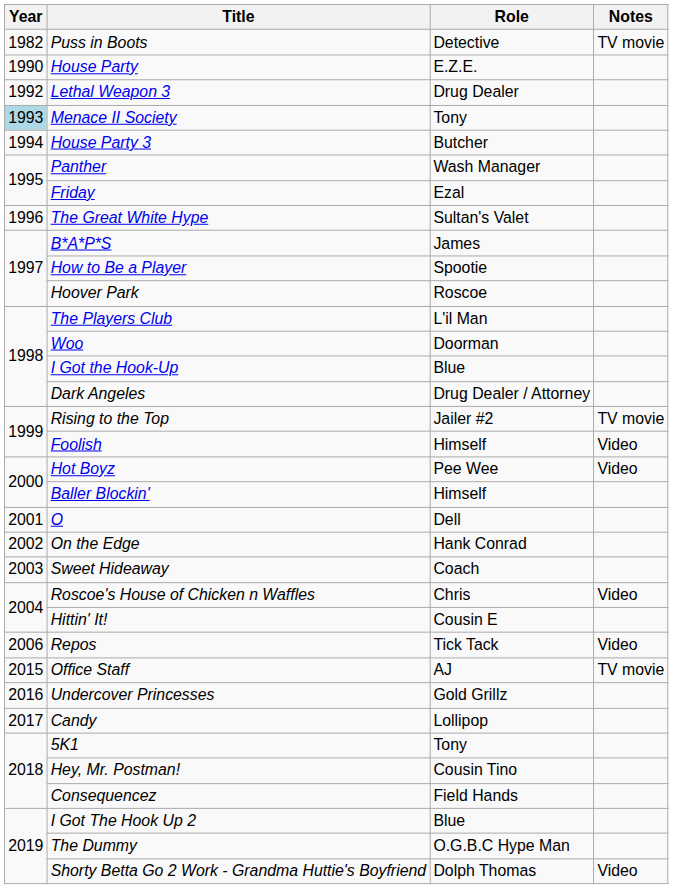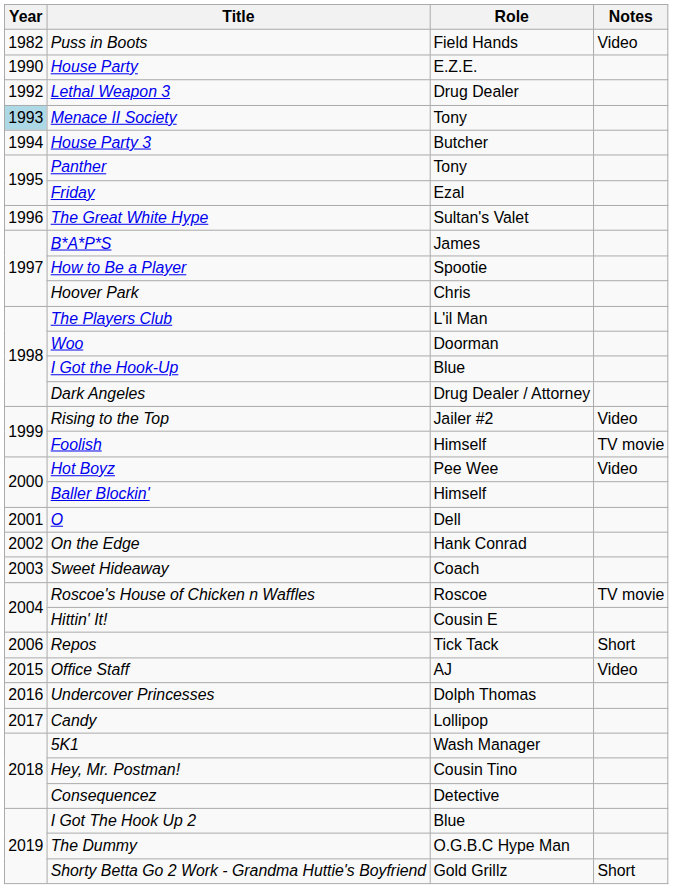(466, 42) Detective -> (476, 42) Field Hands
(631, 42) TV movie -> (618, 42) Video
(487, 167) Wash Manager -> (450, 167) Tony
(460, 293) Roscoe -> (452, 293) Chris
(631, 419) TV movie -> (618, 419) Video
(618, 444) Video -> (631, 444) TV movie
(452, 594) Chris -> (460, 594) Roscoe
(618, 594) Video -> (631, 594) TV movie
(618, 645) Video -> (616, 645) Short
(631, 670) TV movie -> (618, 670) Video
(470, 695) Gold Grillz -> (485, 695) Dolph Thomas
(450, 745) Tony -> (487, 745) Wash Manager
(476, 795) Field Hands -> (466, 795) Detective
(485, 871) Dolph Thomas -> (470, 871) Gold Grillz
(618, 871) Video -> (616, 871) Short
